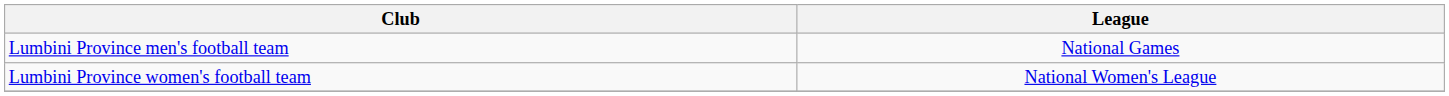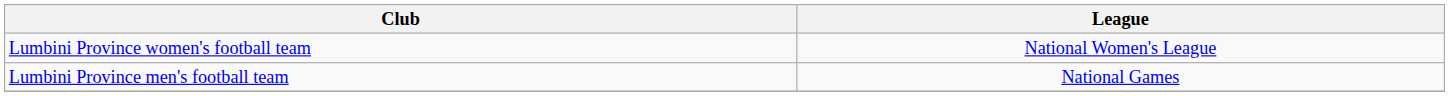rows swapped: (149, 47) <-> (160, 76)
